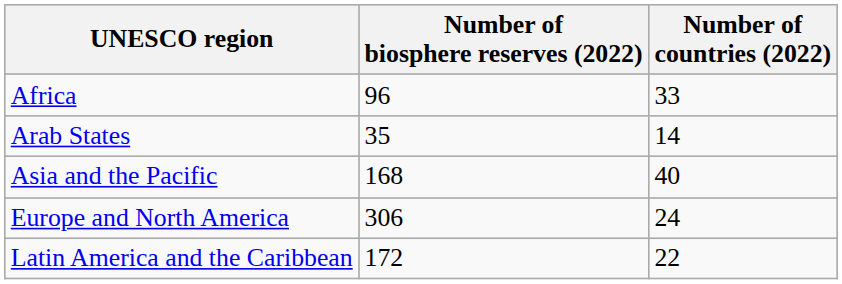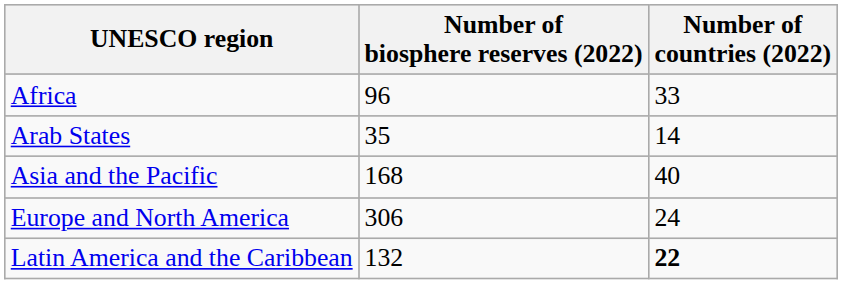(384, 258) 172 -> (384, 258) 132
(667, 258) normal -> (667, 258) bold
